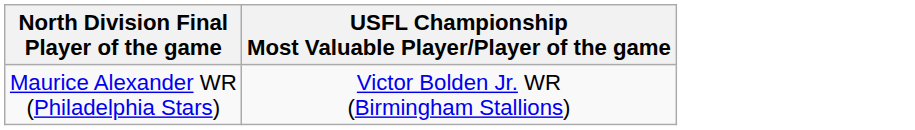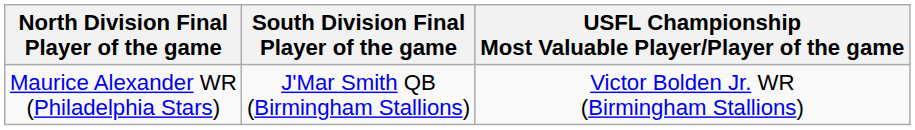+ column: (358, 35)
